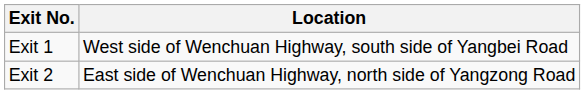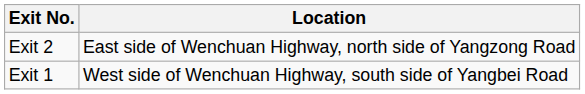rows swapped: (31, 46) <-> (31, 74)
